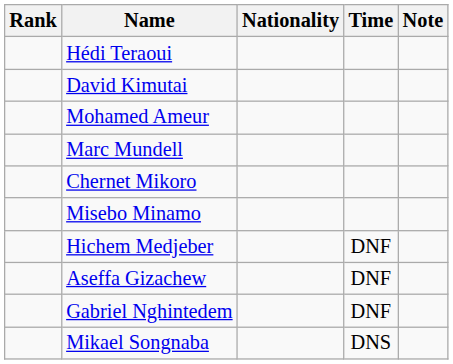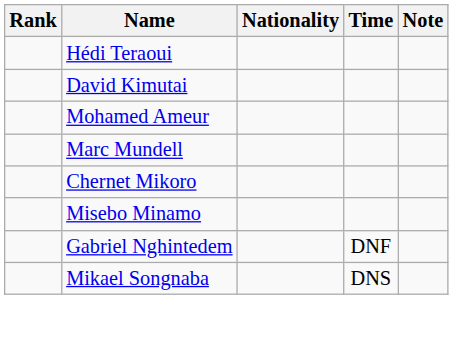- row: (140, 246)
- row: (136, 278)
